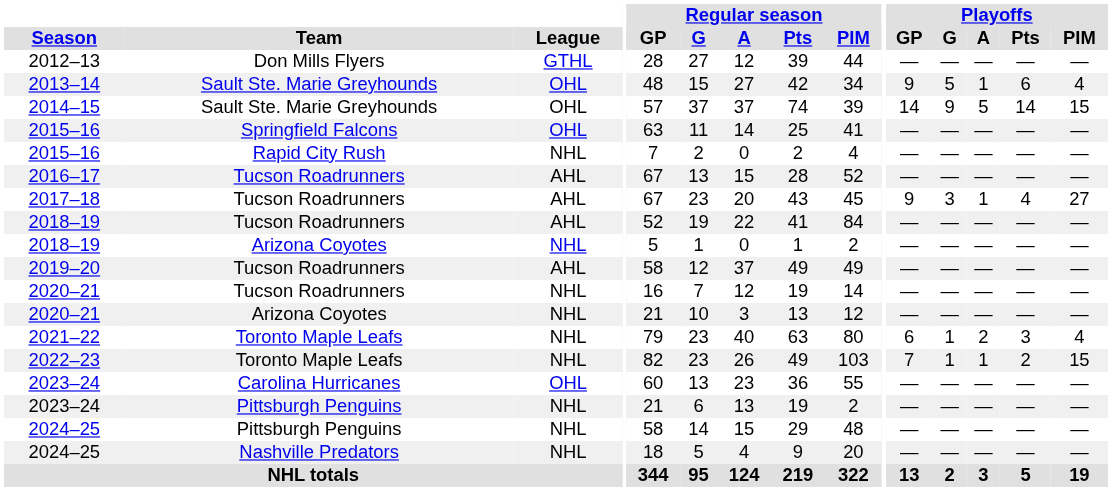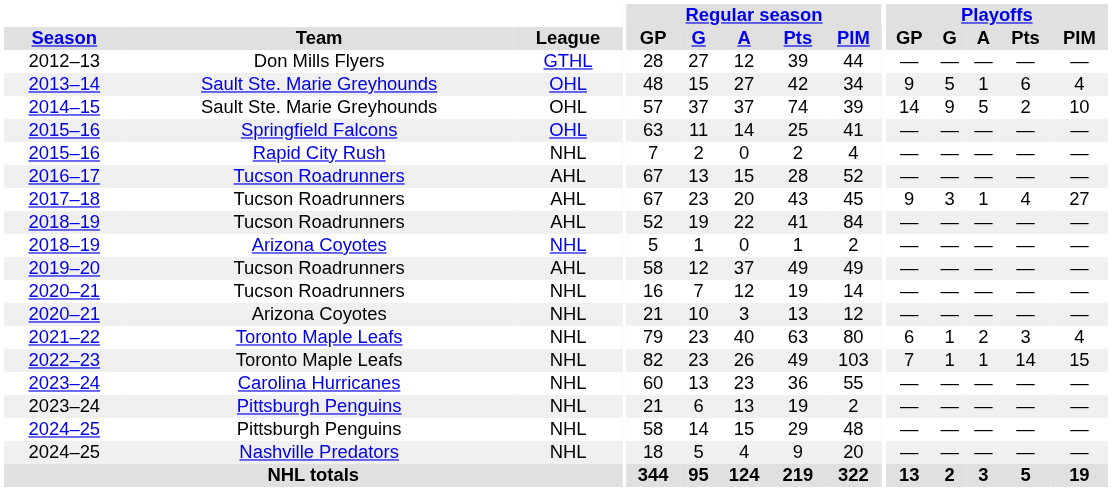(1025, 107) 14 -> (1026, 107) 2
(1079, 107) 15 -> (1079, 107) 10
(1026, 360) 2 -> (1025, 360) 14
(568, 383) OHL -> (568, 383) NHL
